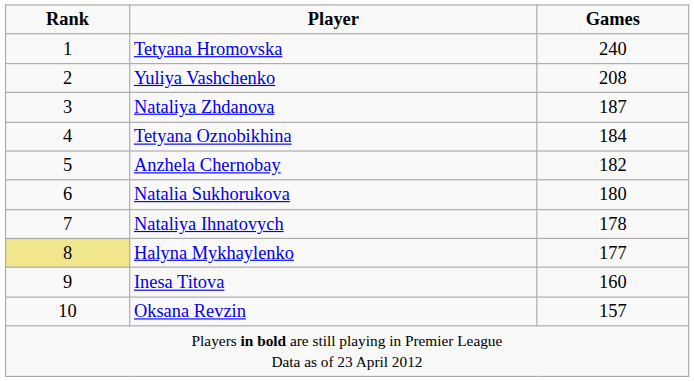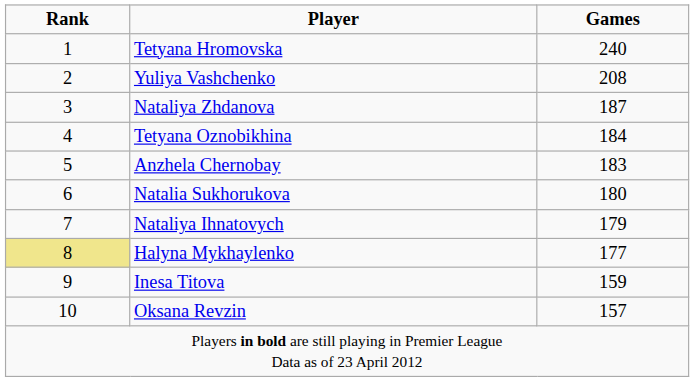(613, 165) 182 -> (613, 165) 183
(613, 223) 178 -> (613, 223) 179
(613, 282) 160 -> (613, 282) 159
